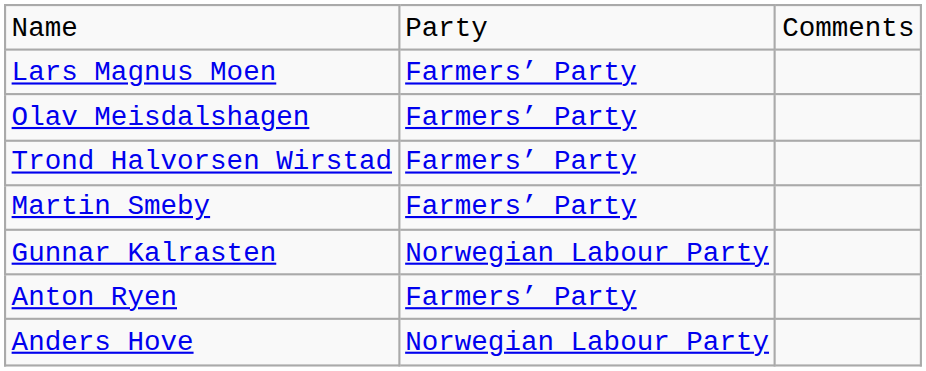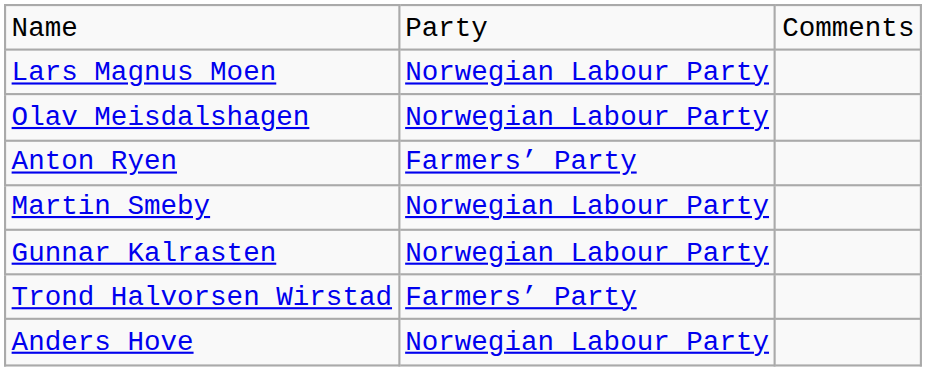(521, 72) Farmers’ Party -> (587, 72) Norwegian Labour Party
(521, 117) Farmers’ Party -> (587, 117) Norwegian Labour Party
rows swapped: (94, 297) <-> (202, 162)
(521, 207) Farmers’ Party -> (587, 207) Norwegian Labour Party
